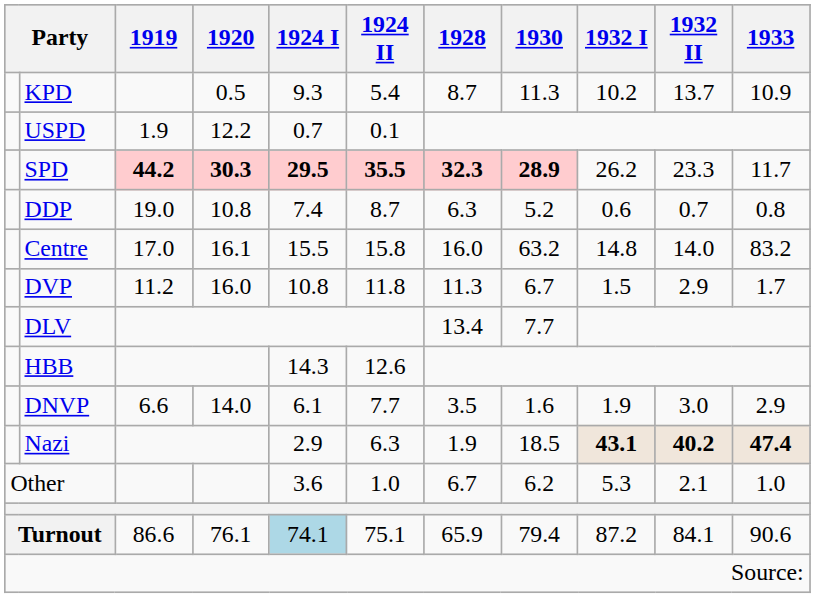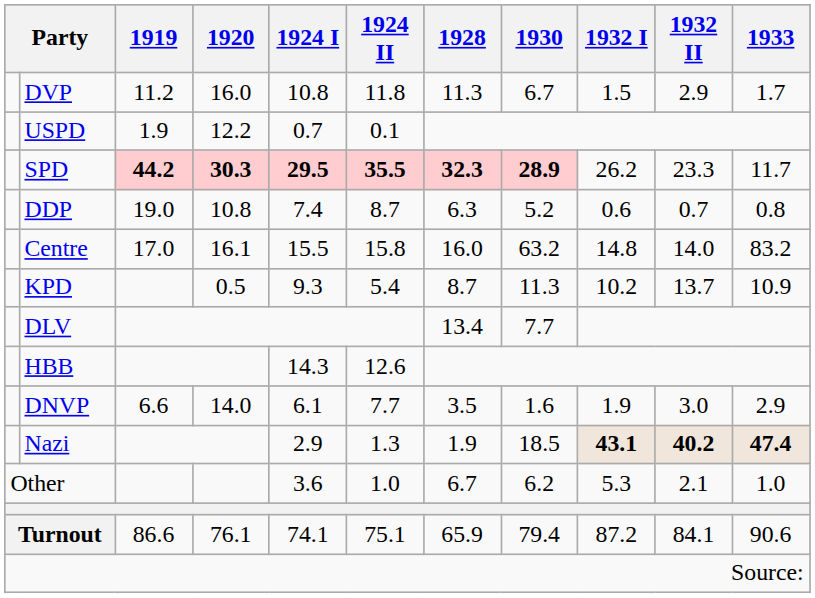rows swapped: (48, 91) <-> (48, 287)
(385, 444) 6.3 -> (385, 444) 1.3
(308, 533) lightblue background -> (308, 533) no background
